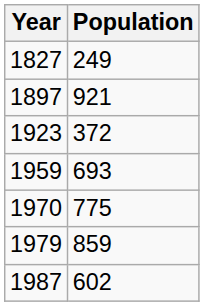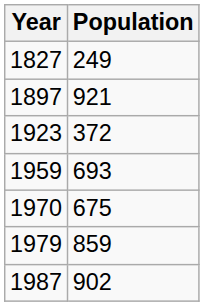(92, 208) 775 -> (92, 208) 675
(92, 282) 602 -> (92, 282) 902
